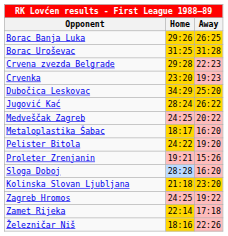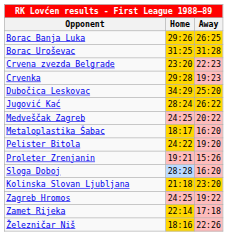(180, 64) 29:28 -> (180, 64) 23:20
(180, 78) 23:20 -> (180, 78) 29:28
